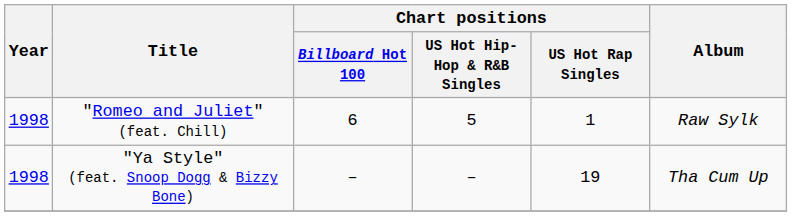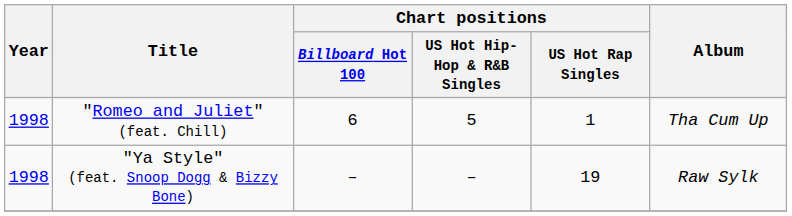(718, 121) Raw Sylk -> (718, 121) Tha Cum Up
(718, 178) Tha Cum Up -> (718, 178) Raw Sylk
